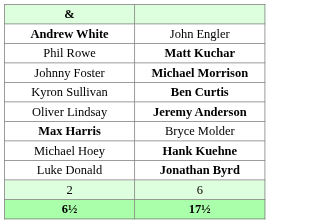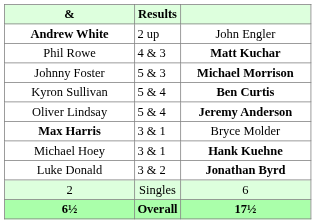+ column: (157, 14)
